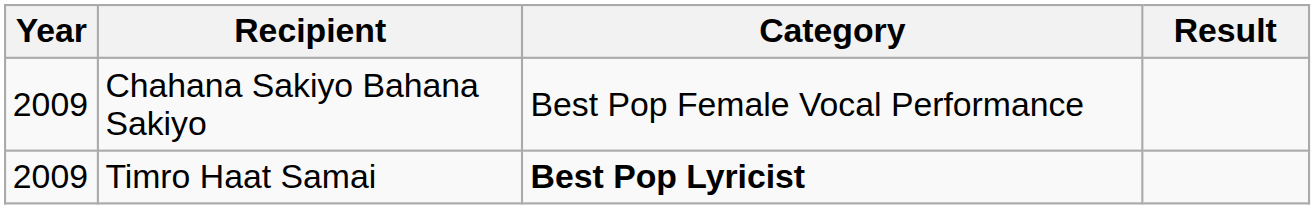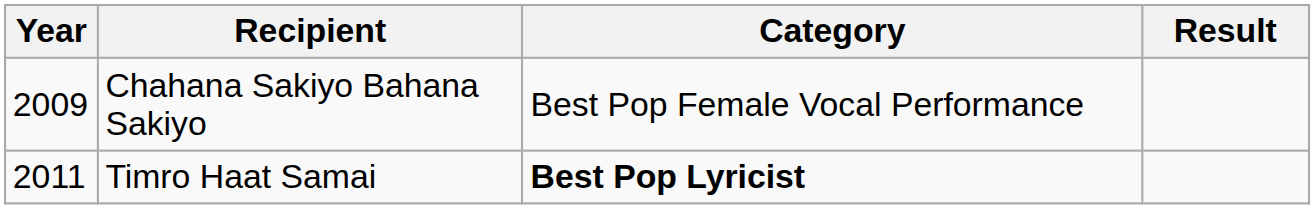(50, 176) 2009 -> (49, 176) 2011
